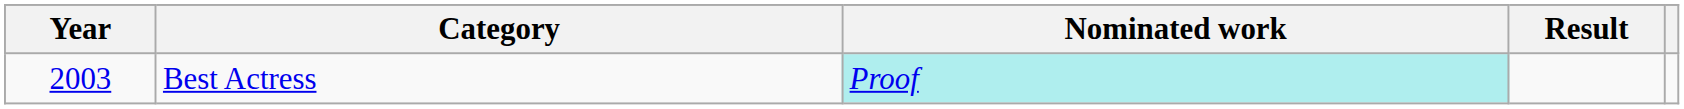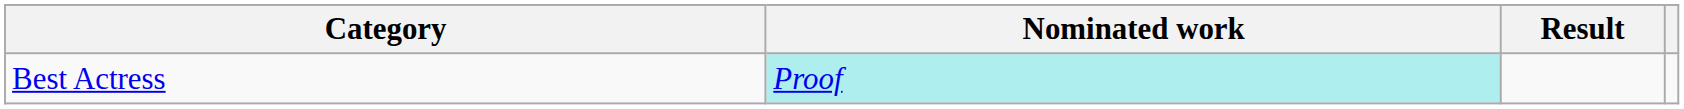- column: (80, 28)
